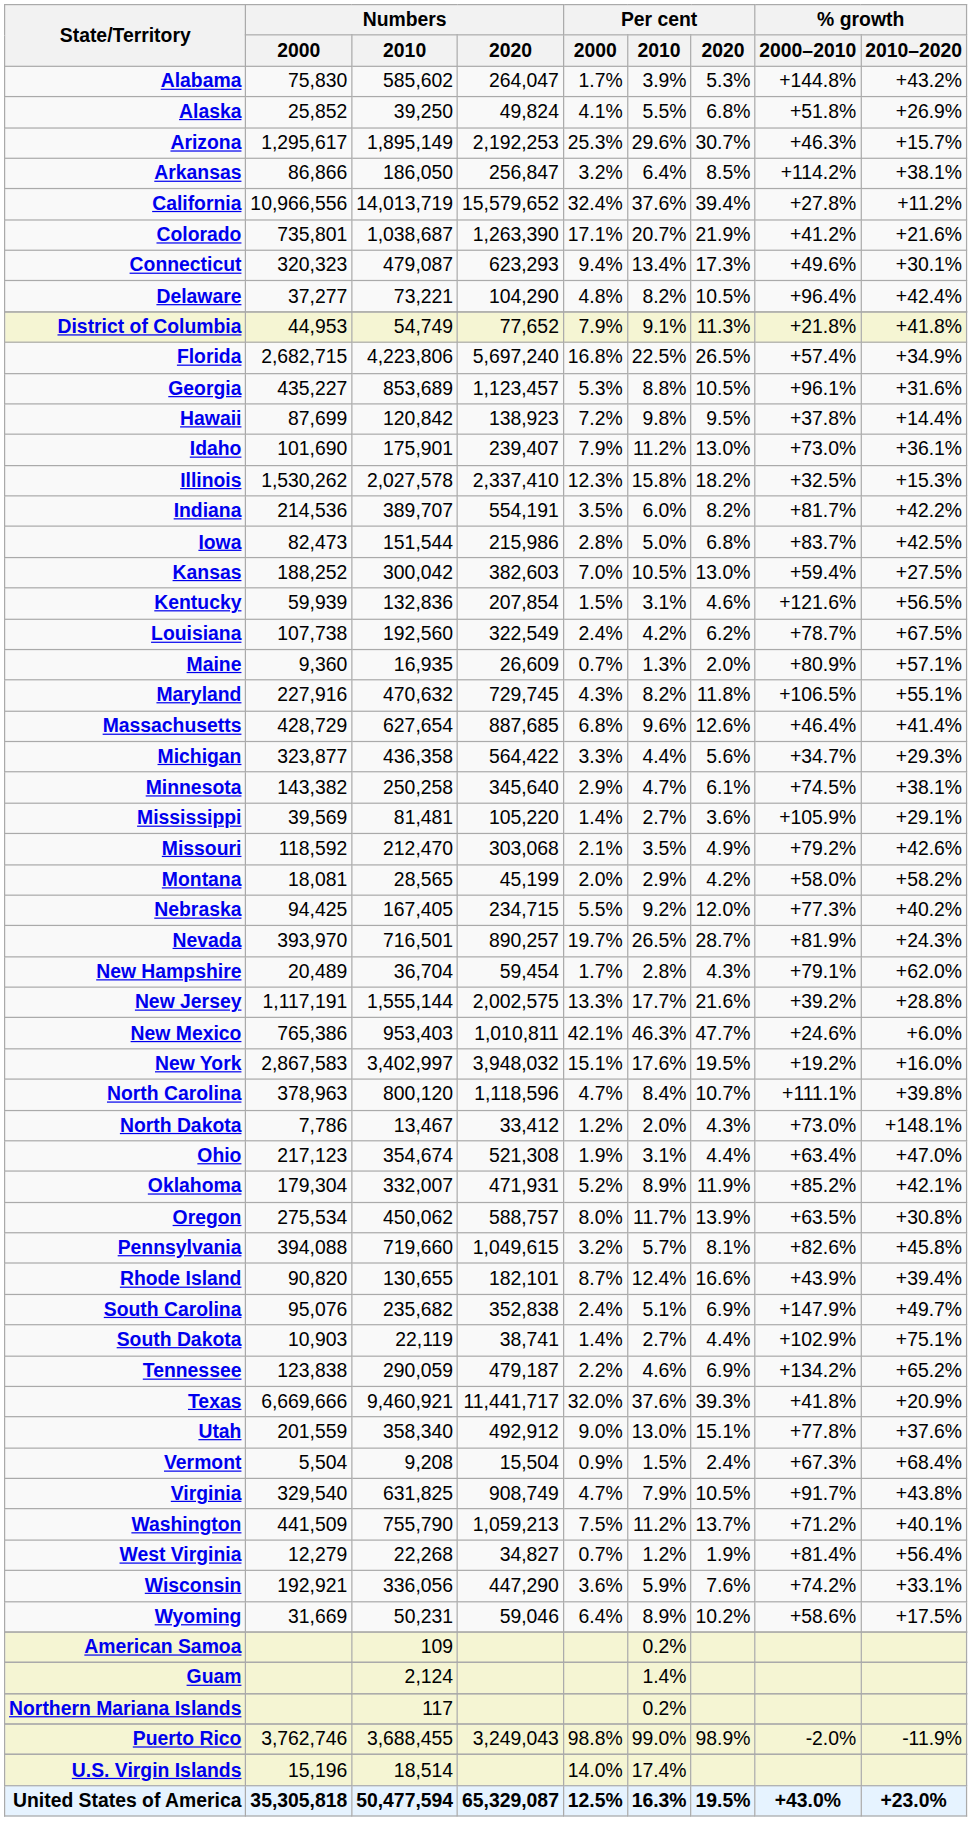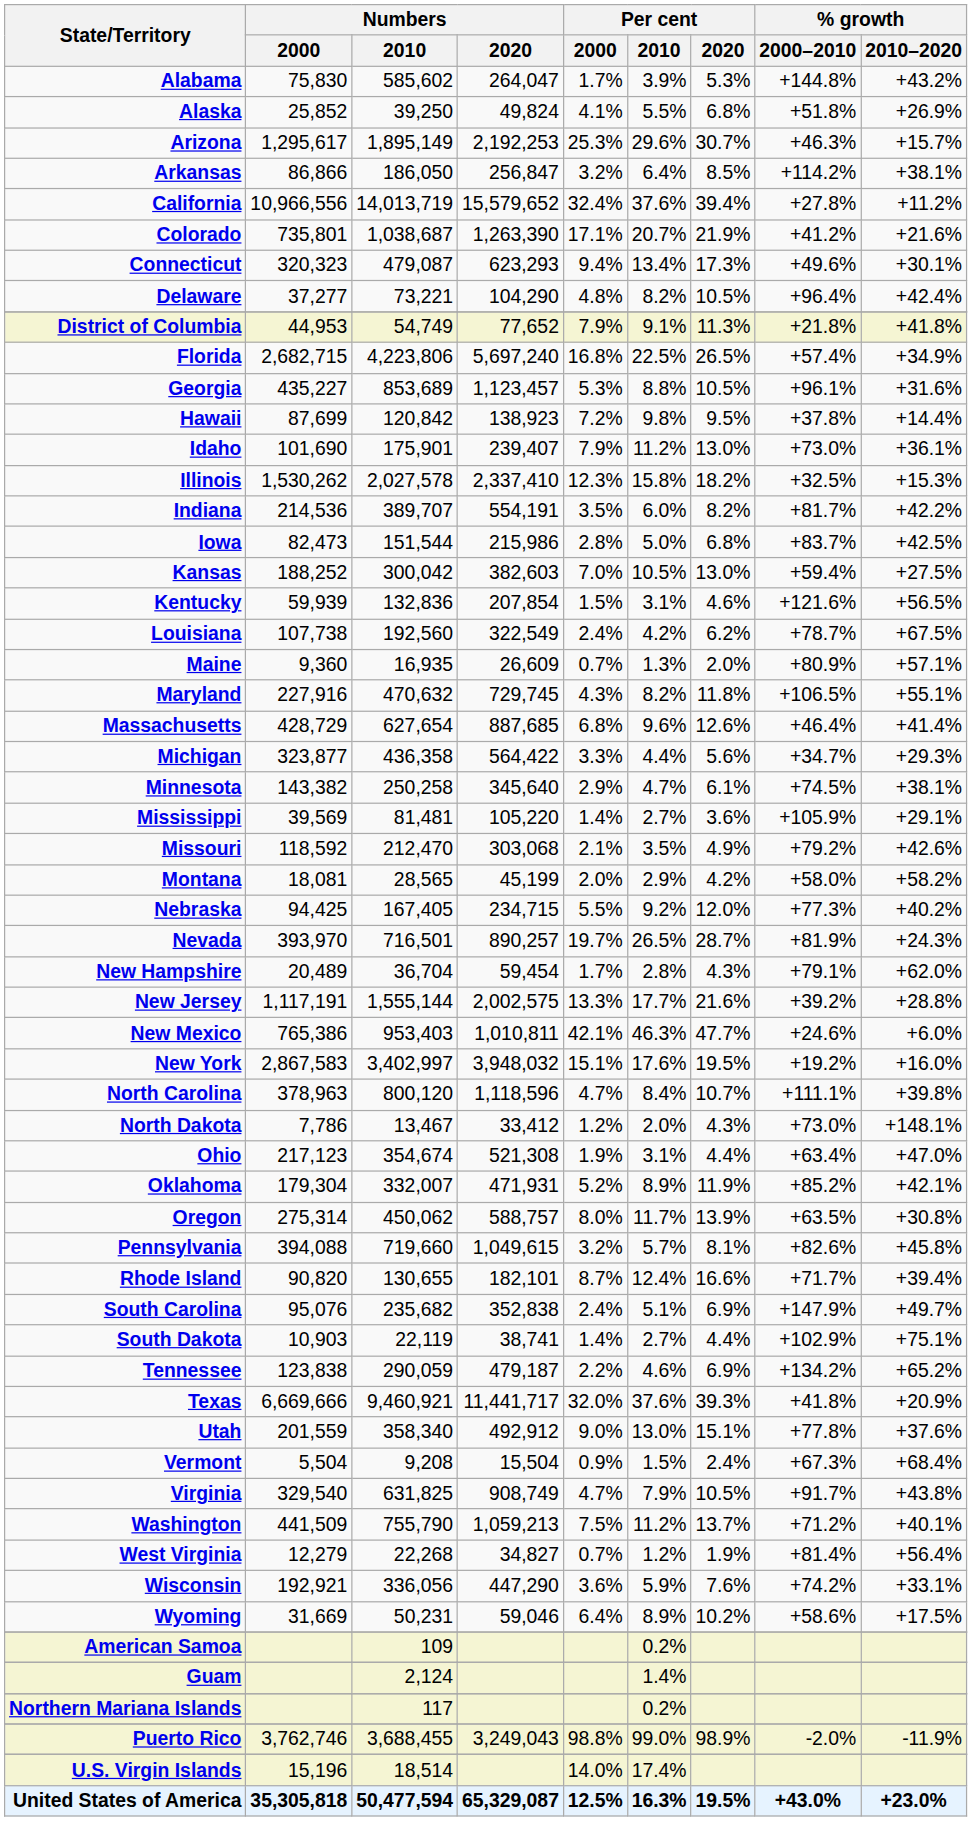(312, 1217) 275,534 -> (312, 1217) 275,314
(823, 1278) +43.9% -> (823, 1278) +71.7%
